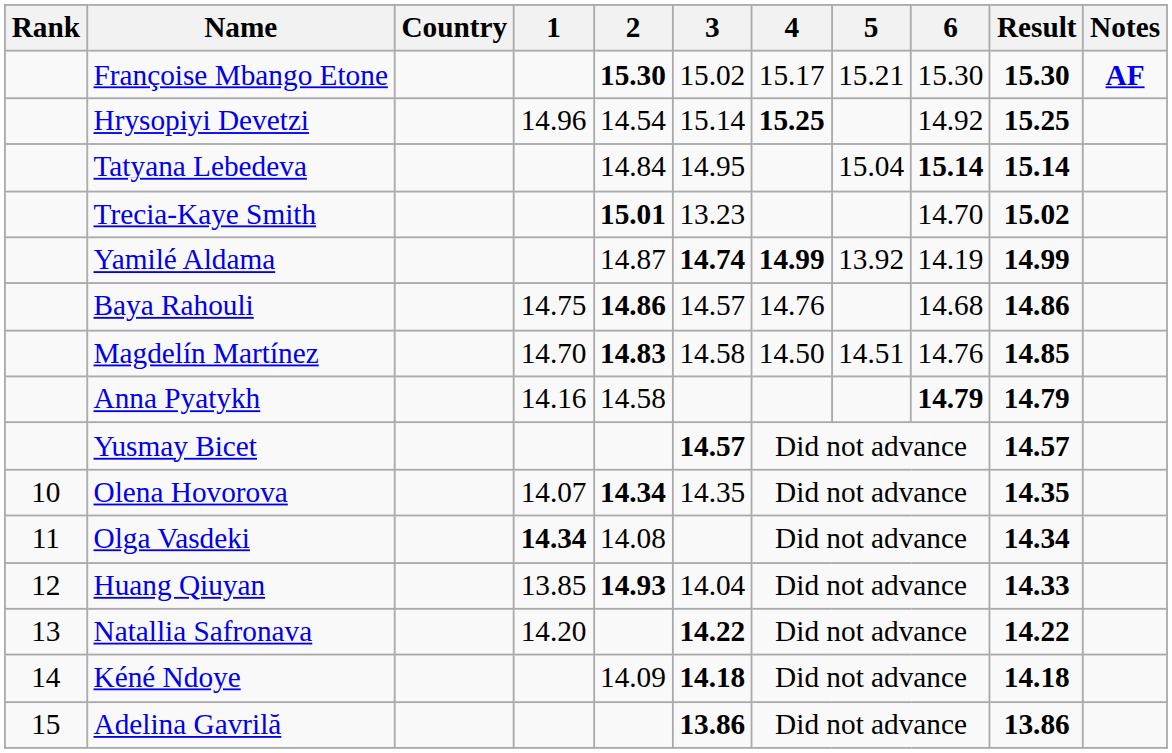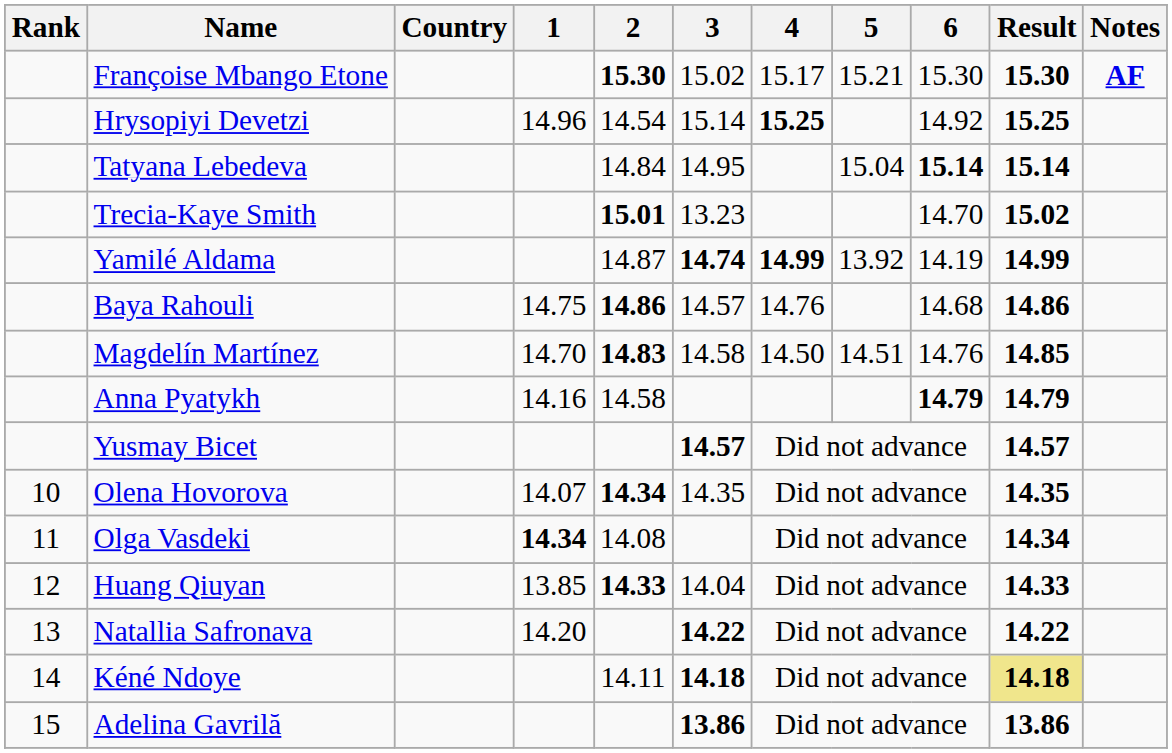(633, 584) 14.93 -> (633, 584) 14.33
(633, 677) 14.09 -> (633, 677) 14.11
(1037, 677) no background -> (1037, 677) khaki background
